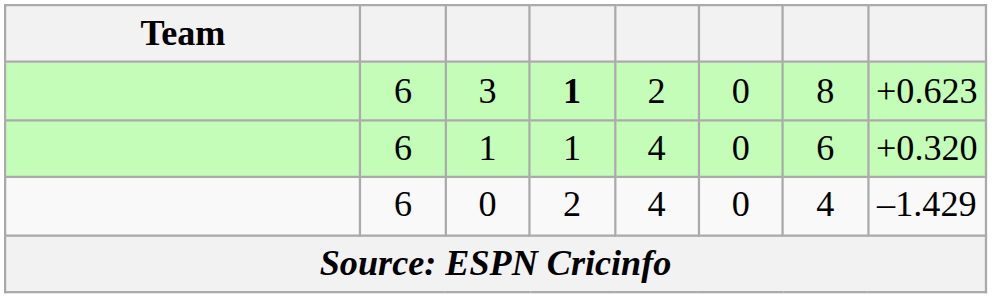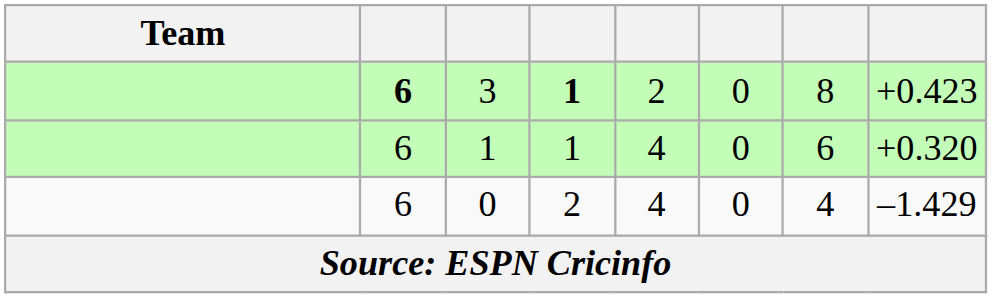(403, 90) normal -> (403, 90) bold
(927, 90) +0.623 -> (927, 90) +0.423
